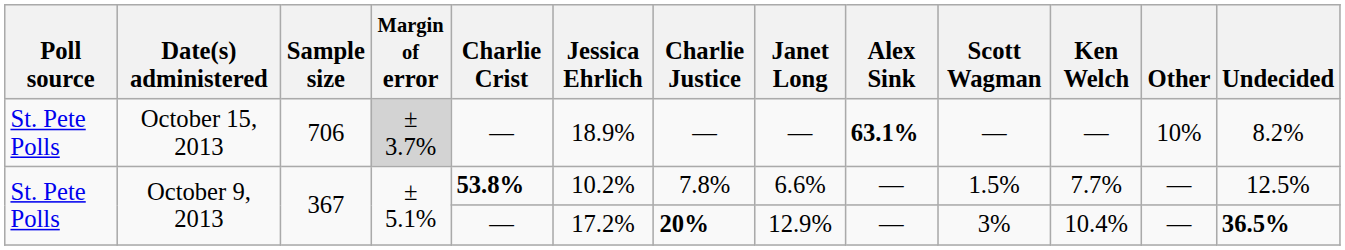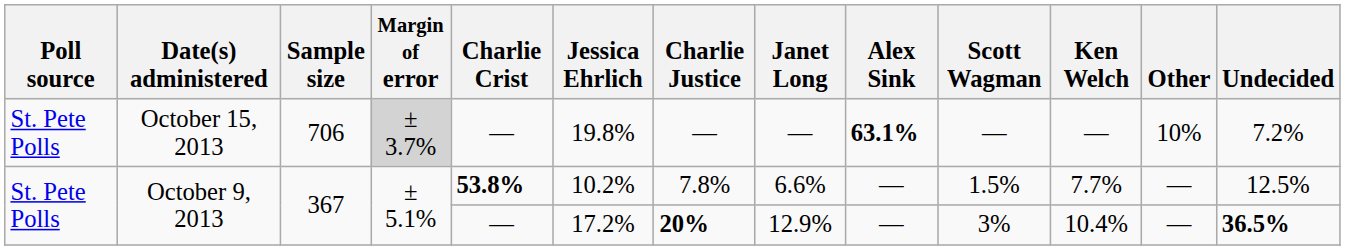(603, 132) 18.9% -> (603, 132) 19.8%
(1278, 132) 8.2% -> (1278, 132) 7.2%
